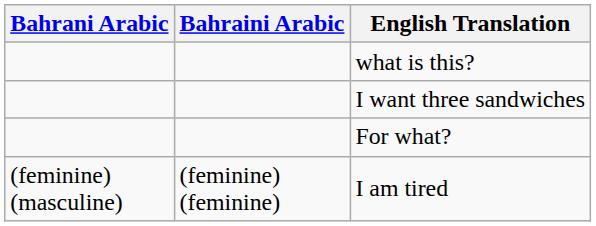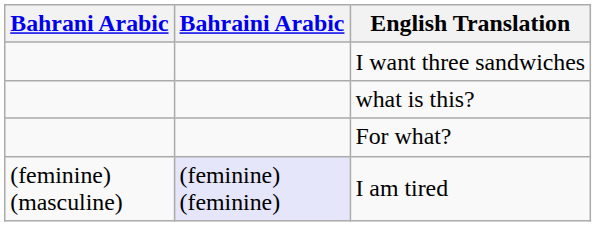rows swapped: (415, 61) <-> (470, 99)
(230, 188) no background -> (230, 188) lavender background
